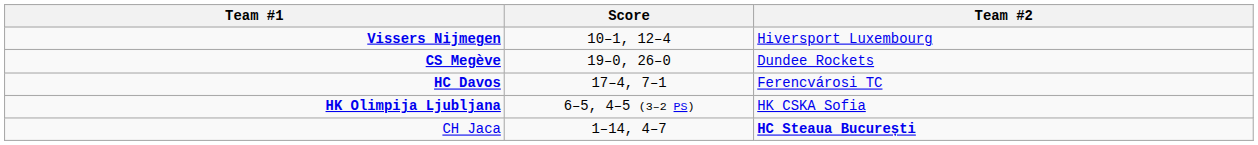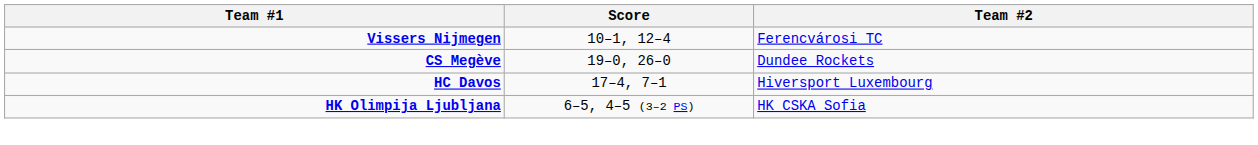(845, 39) Hiversport Luxembourg -> (820, 39) Ferencvárosi TC
(820, 84) Ferencvárosi TC -> (845, 84) Hiversport Luxembourg
- row: (472, 129)
